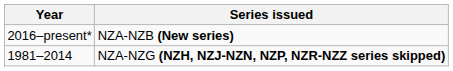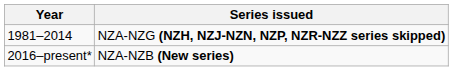rows swapped: (40, 55) <-> (50, 35)
